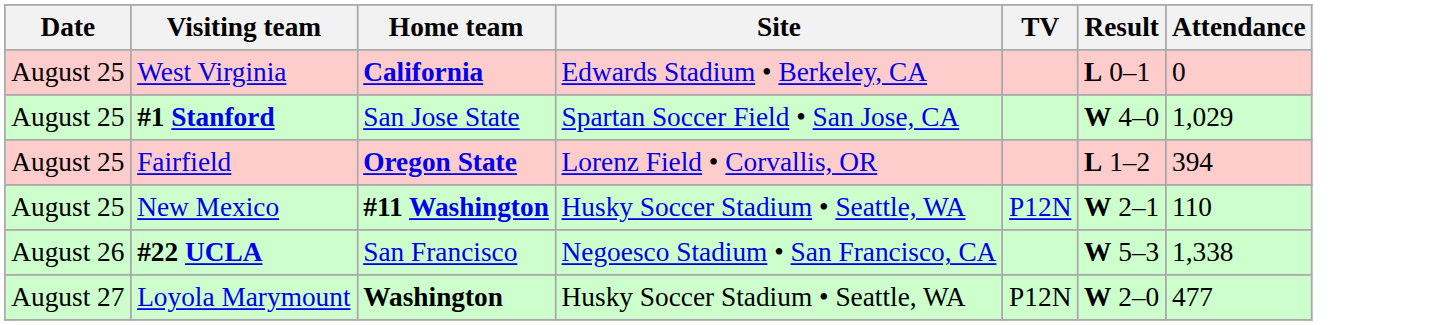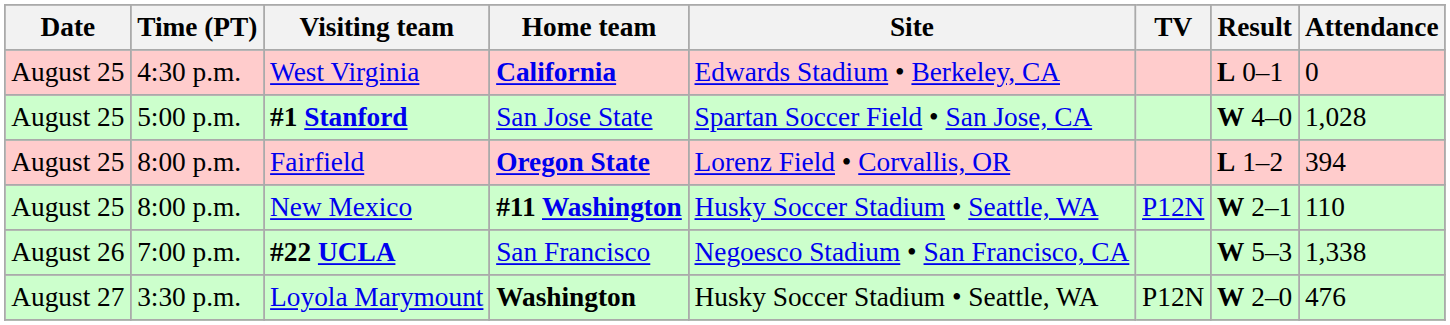+ column: (197, 27)
(1203, 117) 1,029 -> (1336, 117) 1,028
(1193, 297) 477 -> (1325, 297) 476
